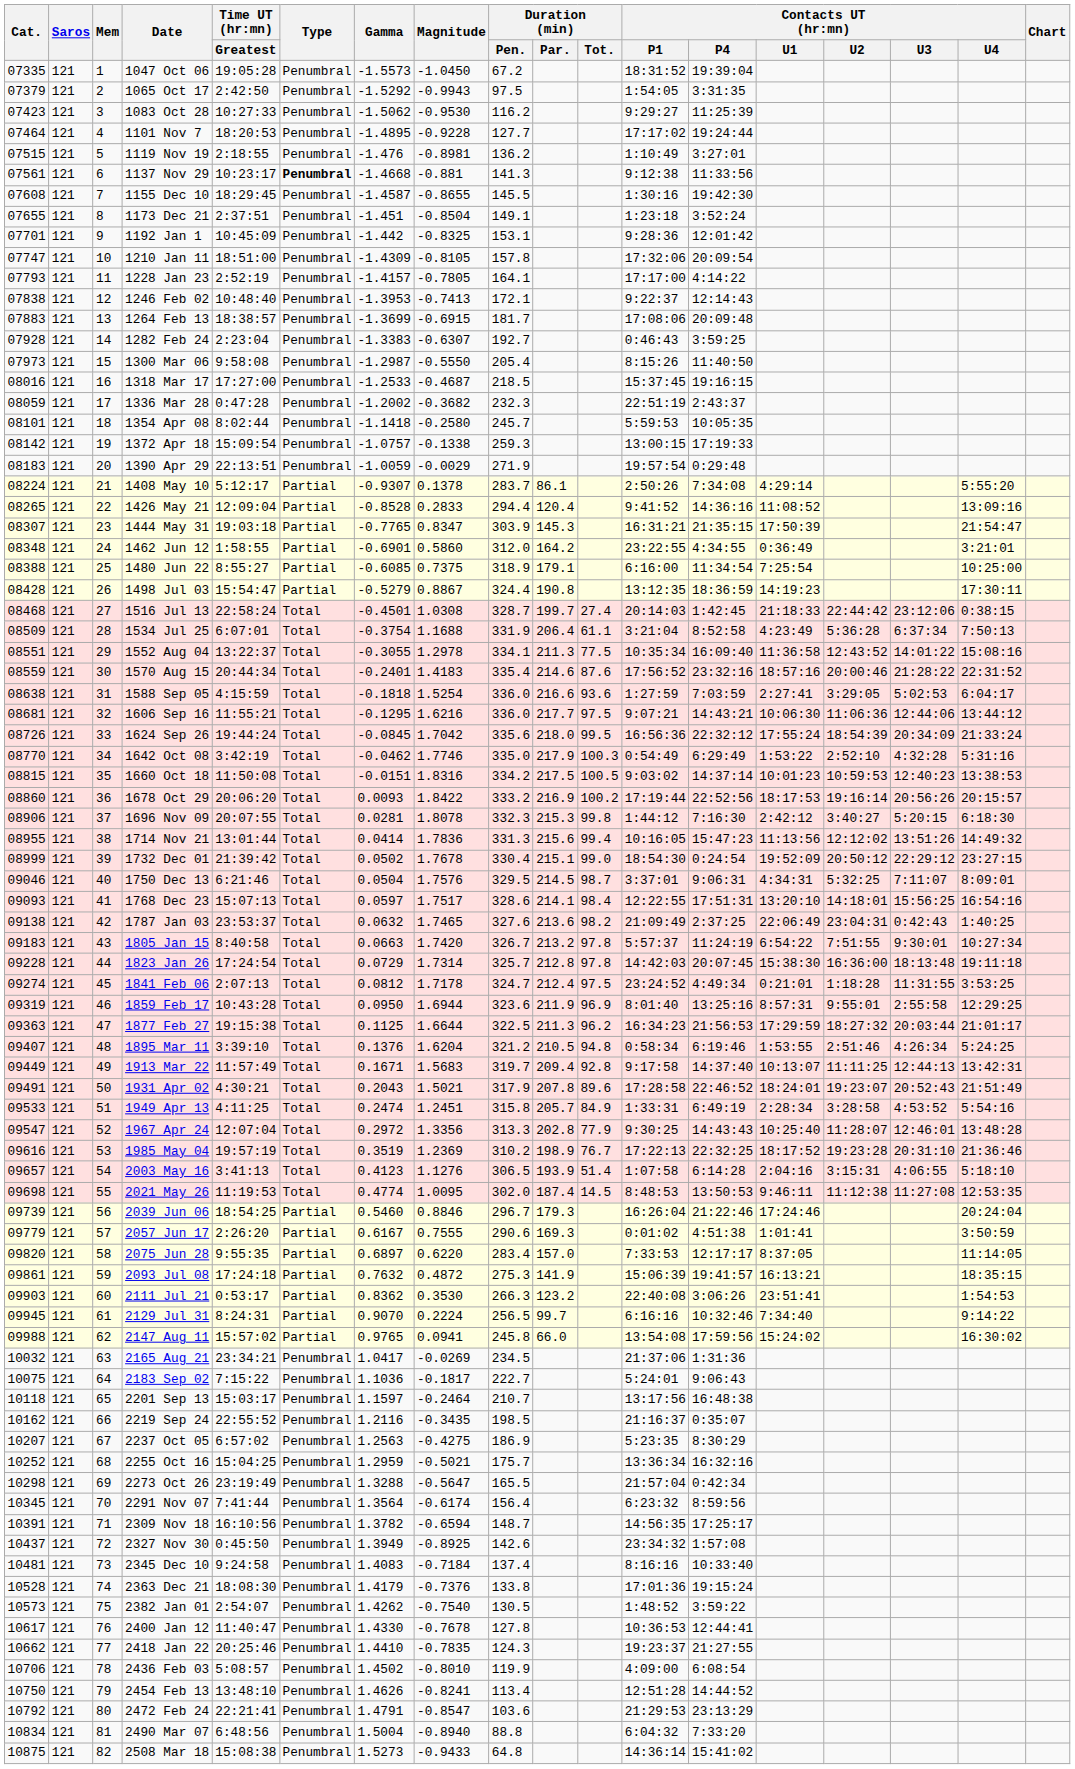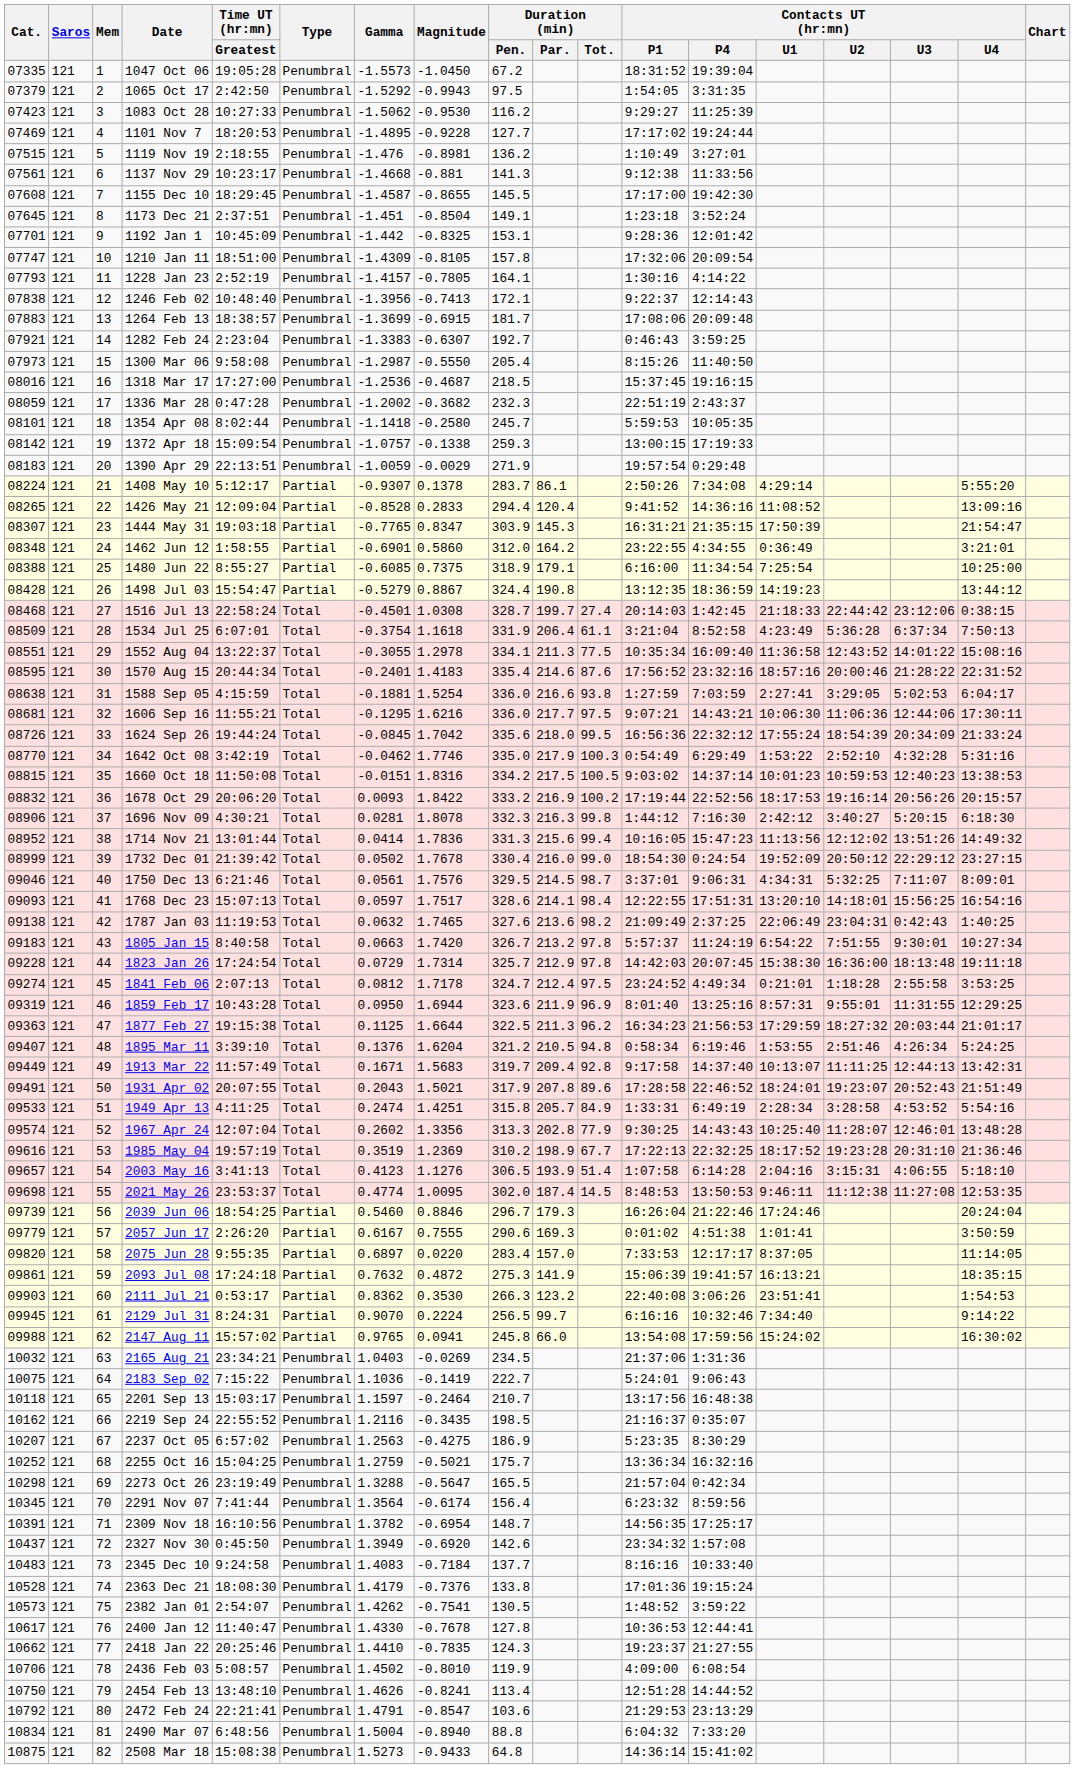(27, 133) 07464 -> (27, 133) 07469
(317, 175) bold -> (317, 175) normal
(652, 196) 1:30:16 -> (655, 196) 17:17:00
(27, 216) 07655 -> (27, 216) 07645
(655, 279) 17:17:00 -> (652, 279) 1:30:16
(384, 300) -1.3953 -> (384, 300) -1.3956
(27, 341) 07928 -> (27, 341) 07921
(384, 383) -1.2533 -> (384, 383) -1.2536
(992, 590) 17:30:11 -> (992, 590) 13:44:12
(440, 632) 1.1688 -> (440, 632) 1.1618
(27, 673) 08559 -> (27, 673) 08595
(384, 694) -0.1818 -> (384, 694) -0.1881
(596, 694) 93.6 -> (596, 694) 93.8
(992, 715) 13:44:12 -> (992, 715) 17:30:11
(27, 798) 08860 -> (27, 798) 08832
(246, 819) 20:07:55 -> (242, 819) 4:30:21
(555, 819) 215.3 -> (555, 819) 216.3
(27, 839) 08955 -> (27, 839) 08952
(555, 860) 215.1 -> (555, 860) 216.0
(380, 881) 0.0504 -> (380, 881) 0.0561
(246, 922) 23:53:37 -> (246, 922) 11:19:53
(555, 964) 212.8 -> (555, 964) 212.9
(924, 985) 11:31:55 -> (920, 985) 2:55:58
(920, 1005) 2:55:58 -> (924, 1005) 11:31:55
(242, 1089) 4:30:21 -> (246, 1089) 20:07:55
(440, 1109) 1.2451 -> (440, 1109) 1.4251
(27, 1130) 09547 -> (27, 1130) 09574
(380, 1130) 0.2972 -> (380, 1130) 0.2602
(596, 1151) 76.7 -> (596, 1151) 67.7
(246, 1192) 11:19:53 -> (246, 1192) 23:53:37
(440, 1255) 0.6220 -> (440, 1255) 0.0220
(380, 1358) 1.0417 -> (380, 1358) 1.0403
(444, 1379) -0.1817 -> (444, 1379) -0.1419
(380, 1462) 1.2959 -> (380, 1462) 1.2759
(444, 1525) -0.6594 -> (444, 1525) -0.6954
(444, 1545) -0.8925 -> (444, 1545) -0.6920
(27, 1566) 10481 -> (27, 1566) 10483
(511, 1566) 137.4 -> (511, 1566) 137.7
(444, 1608) -0.7540 -> (444, 1608) -0.7541
